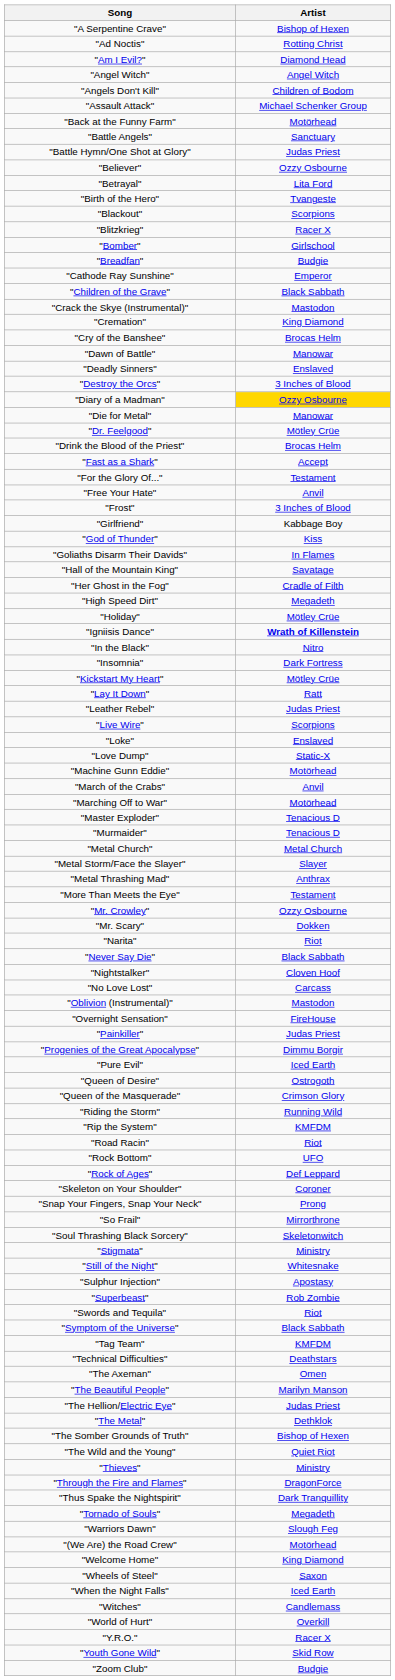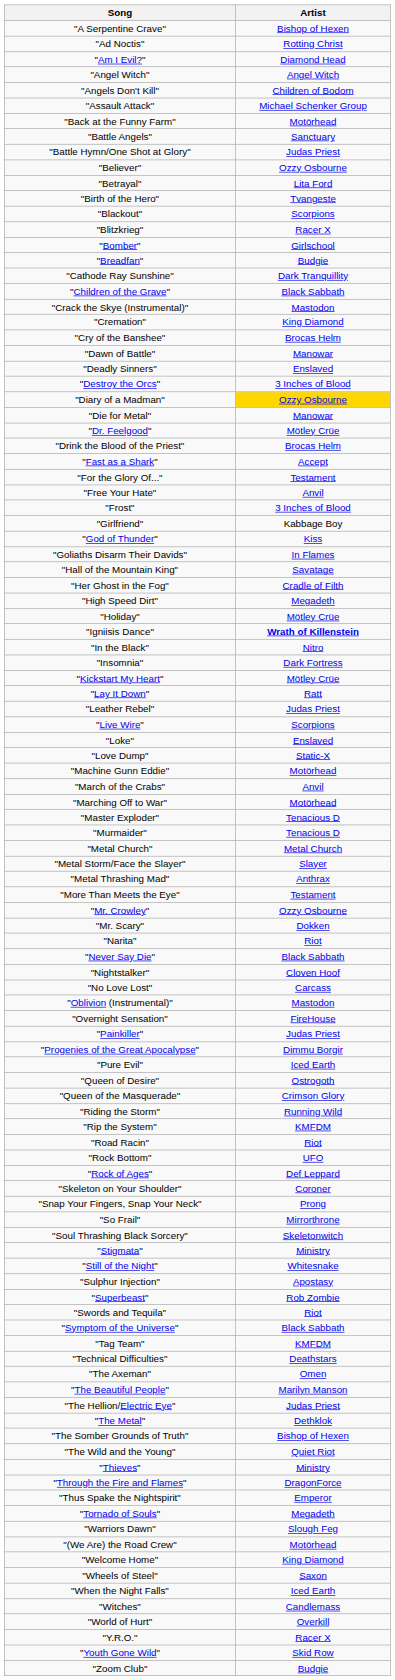(313, 276) Emperor -> (313, 276) Dark Tranquillity
(313, 1498) Dark Tranquillity -> (313, 1498) Emperor
